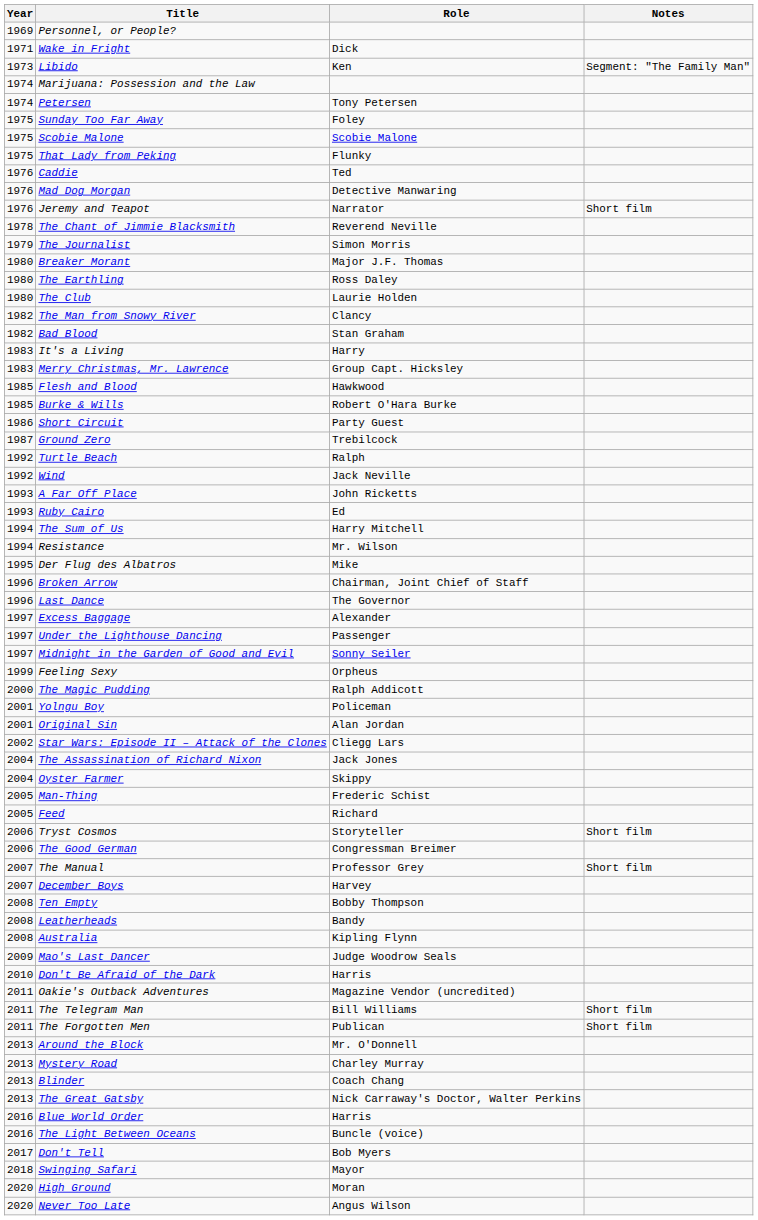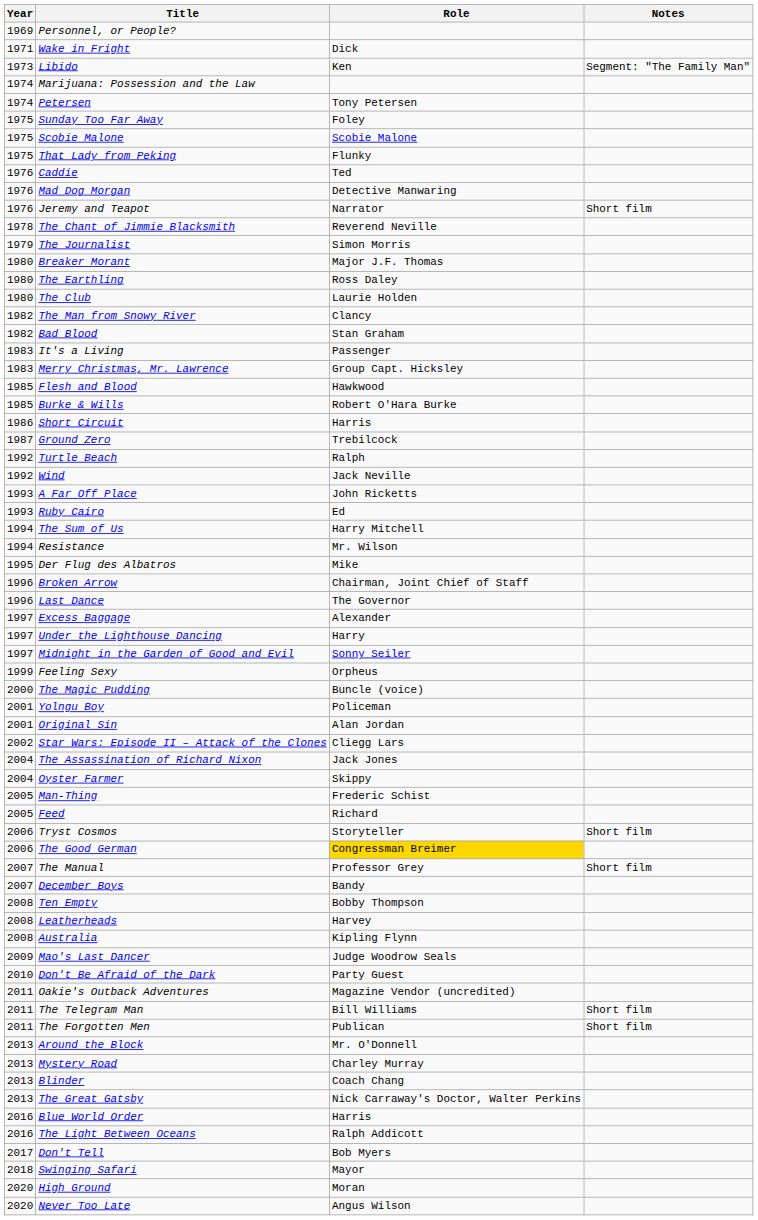(348, 351) Harry -> (361, 351) Passenger
(368, 423) Party Guest -> (352, 423) Harris
(361, 636) Passenger -> (348, 636) Harry
(378, 690) Ralph Addicott -> (378, 690) Buncle (voice)
(394, 850) no background -> (394, 850) gold background
(352, 885) Harvey -> (348, 885) Bandy
(348, 921) Bandy -> (352, 921) Harvey
(352, 974) Harris -> (368, 974) Party Guest
(378, 1135) Buncle (voice) -> (378, 1135) Ralph Addicott
